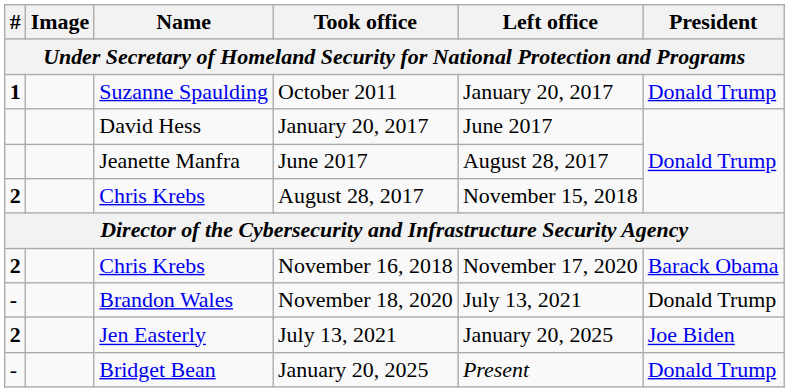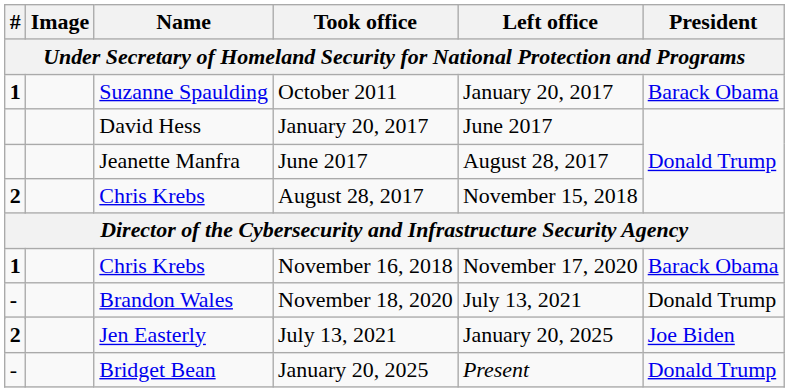(712, 91) Donald Trump -> (713, 91) Barack Obama
(15, 265) 2 -> (15, 265) 1
